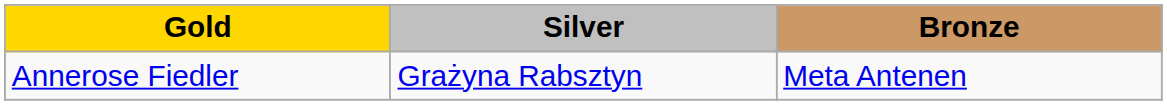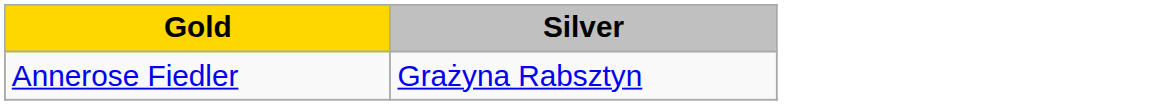- column: (969, 28)
